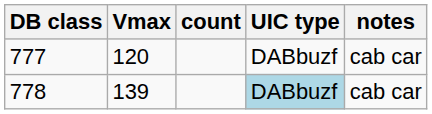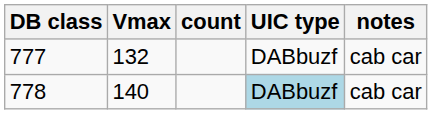(131, 56) 120 -> (131, 56) 132
(131, 91) 139 -> (131, 91) 140
